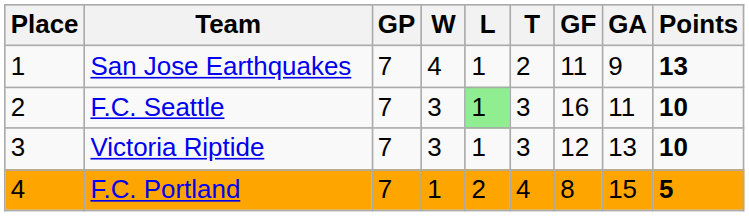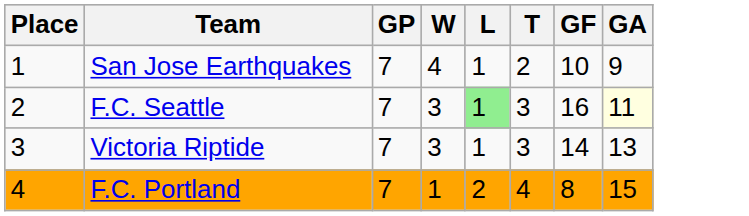- column: (699, 25)
(574, 66) 11 -> (575, 66) 10
(622, 107) no background -> (622, 107) lightyellow background
(575, 148) 12 -> (575, 148) 14
